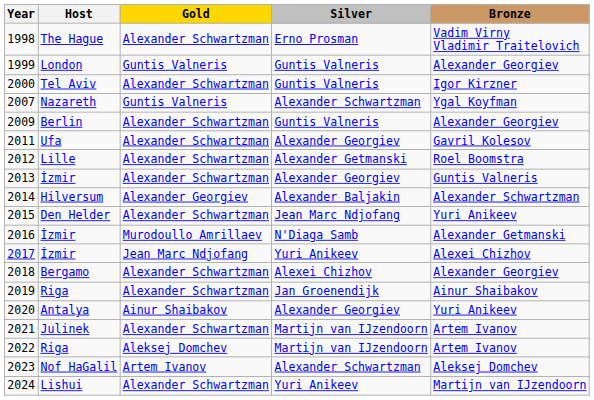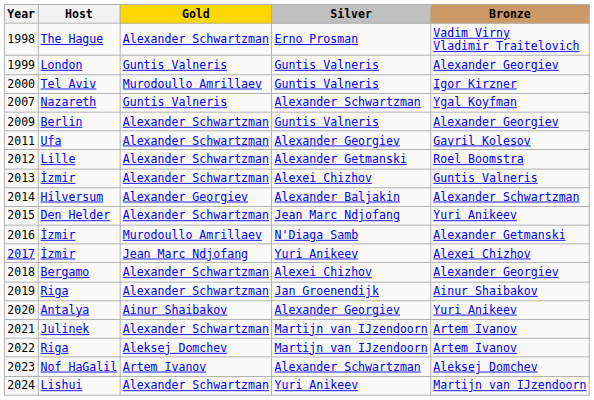(196, 84) Alexander Schwartzman -> (192, 84) Murodoullo Amrillaev
(337, 178) Alexander Georgiev -> (323, 178) Alexei Chizhov
